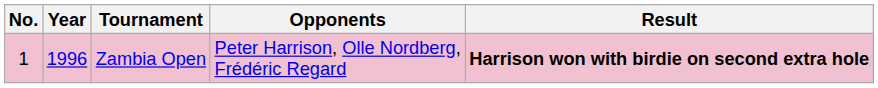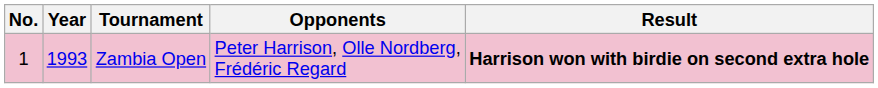(67, 58) 1996 -> (67, 58) 1993
